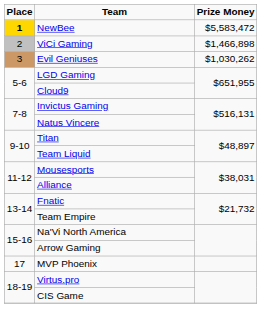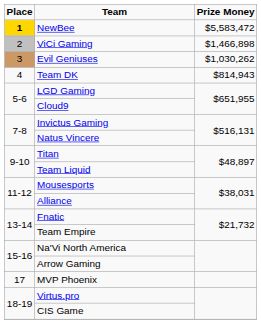+ row: (57, 75)
